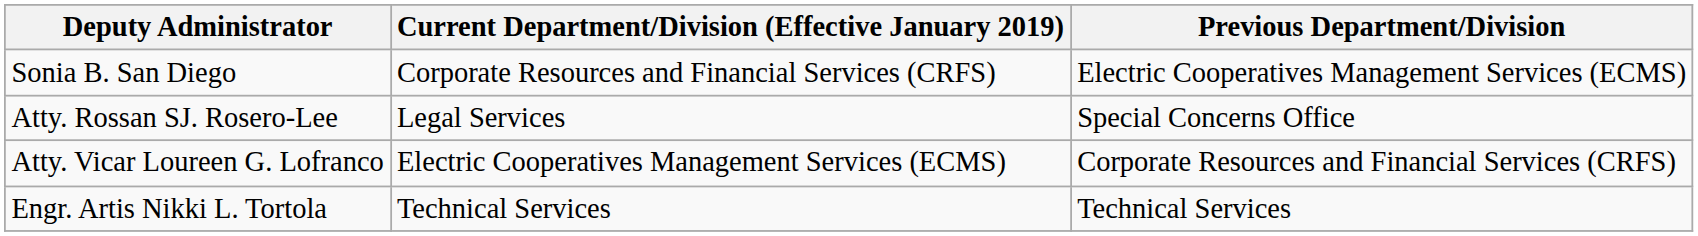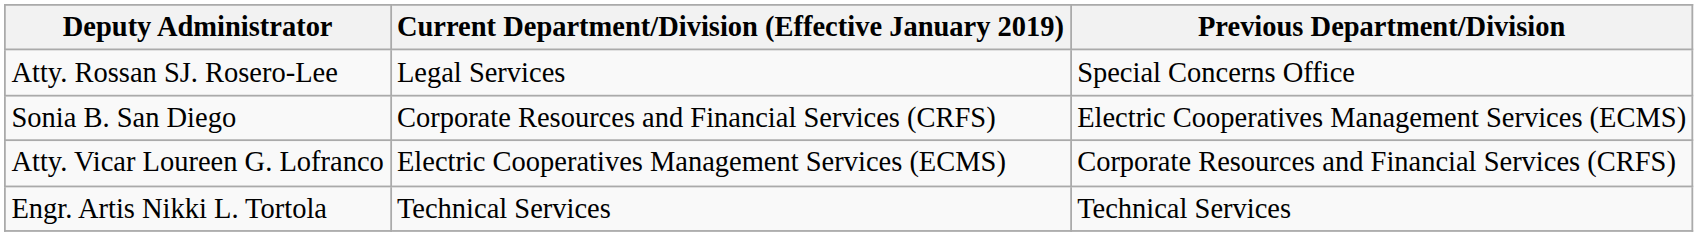rows swapped: (124, 72) <-> (175, 117)
